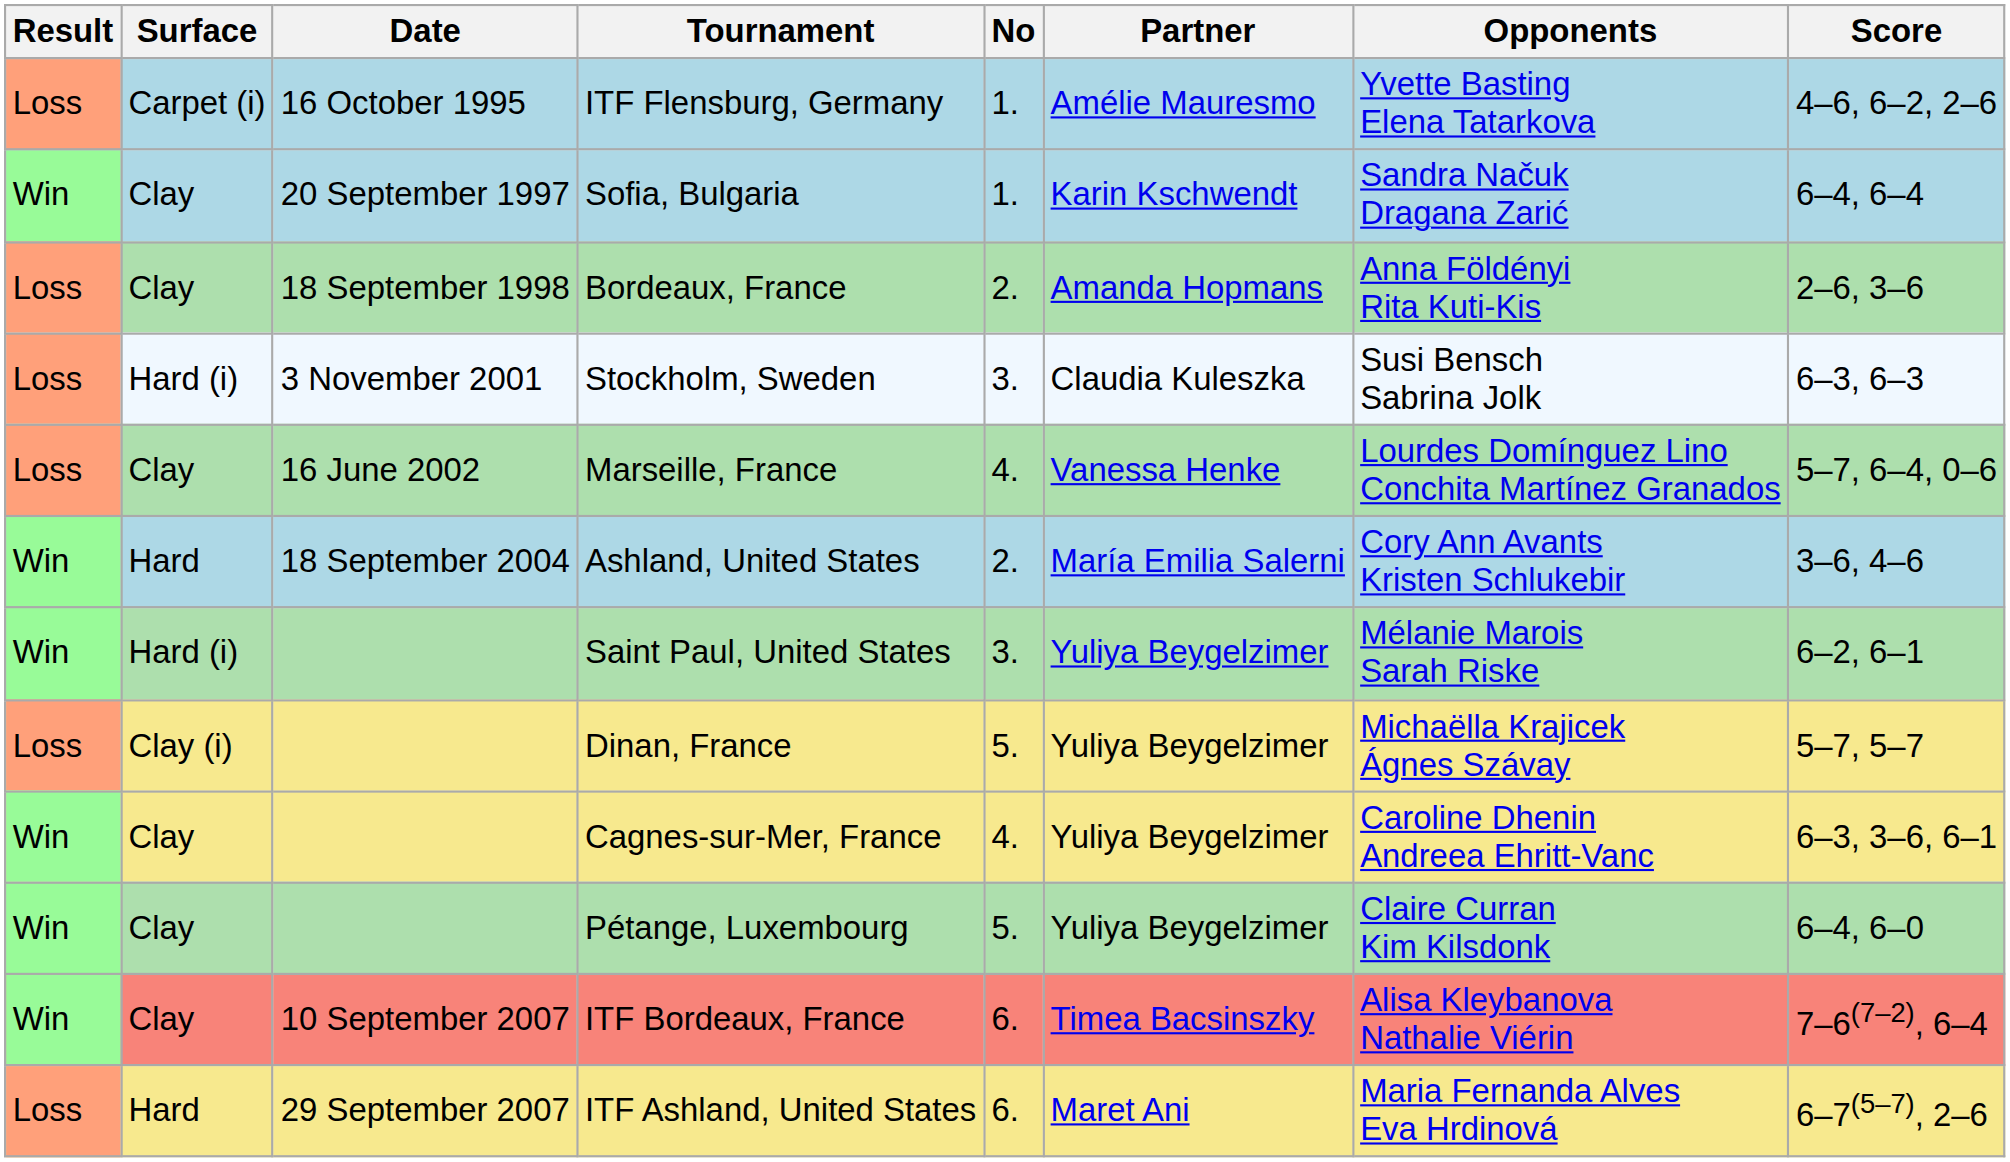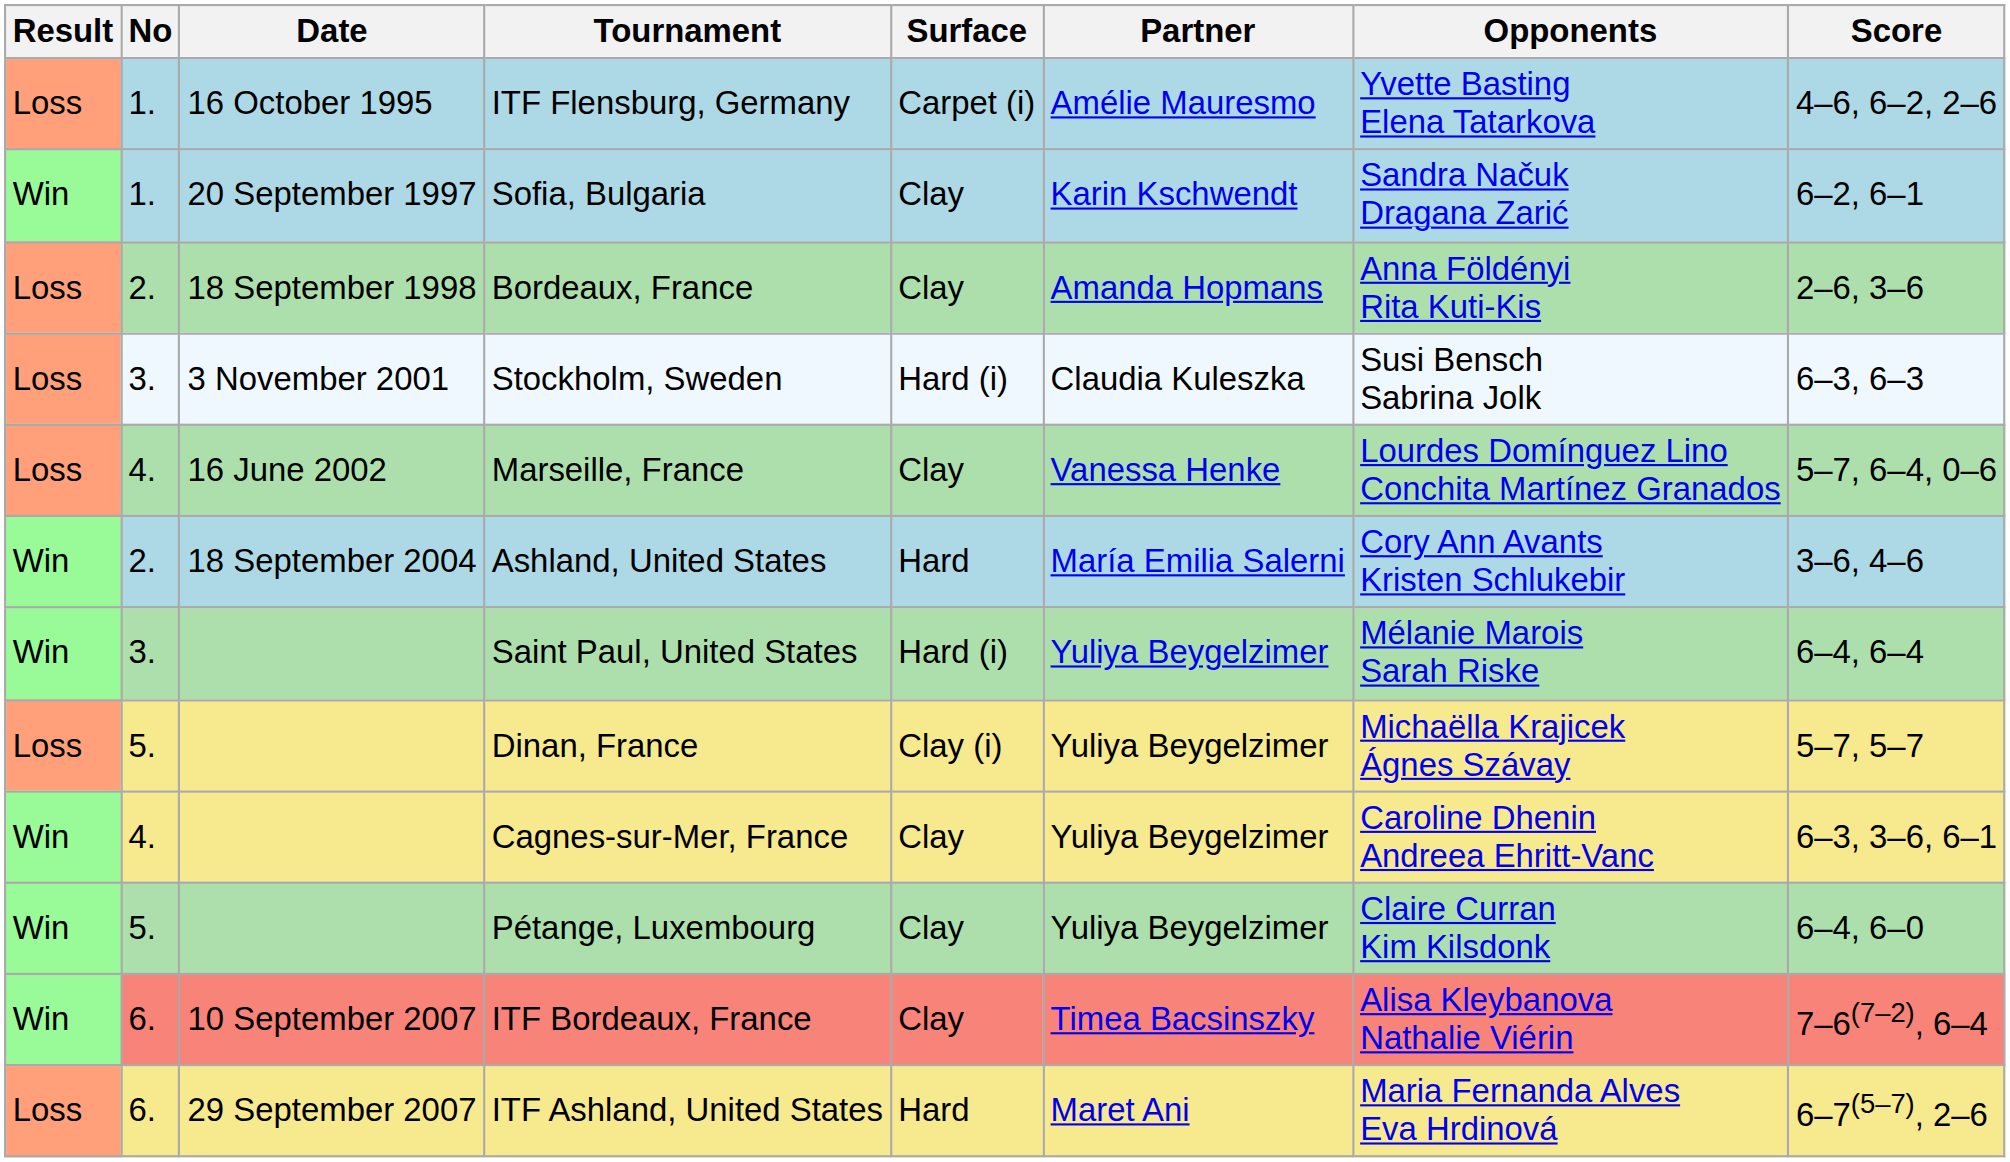columns swapped: (1013, 30) <-> (197, 30)
(1860, 194) 6–4, 6–4 -> (1860, 194) 6–2, 6–1
(1860, 652) 6–2, 6–1 -> (1860, 652) 6–4, 6–4
